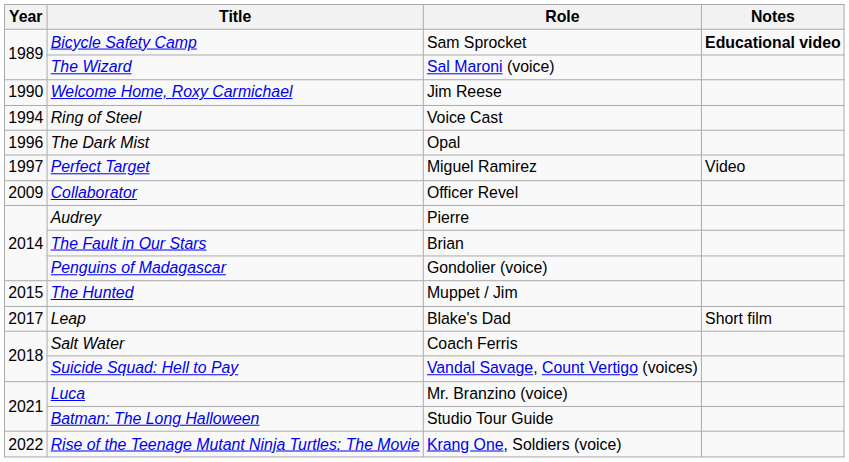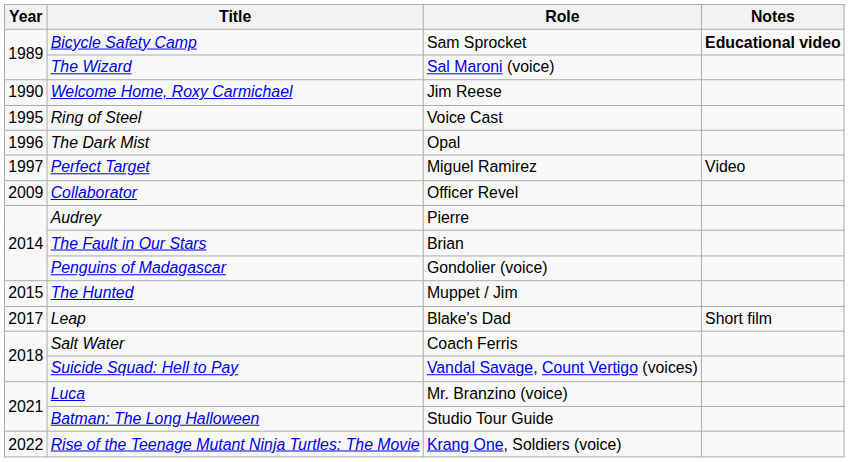(26, 117) 1994 -> (26, 117) 1995
